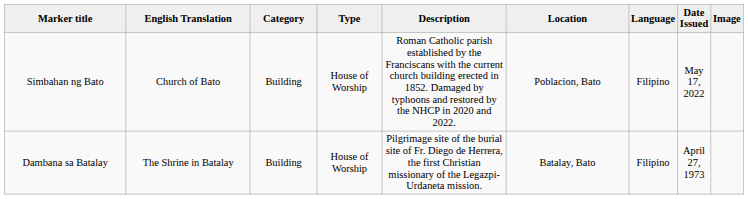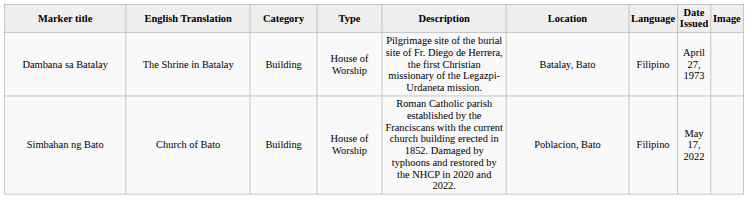rows swapped: (65, 162) <-> (65, 81)
